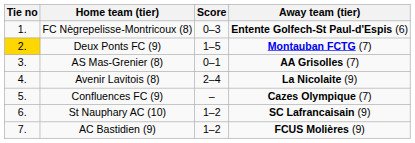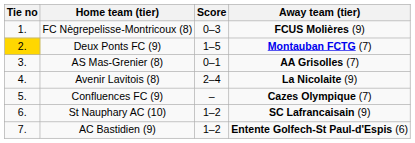(320, 29) Entente Golfech-St Paul-d'Espis (6) -> (320, 29) FCUS Molières (9)
(320, 130) FCUS Molières (9) -> (320, 130) Entente Golfech-St Paul-d'Espis (6)
